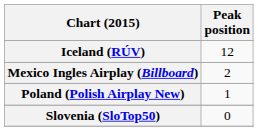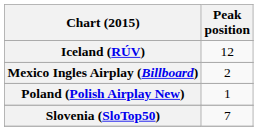(227, 115) 0 -> (227, 115) 7
